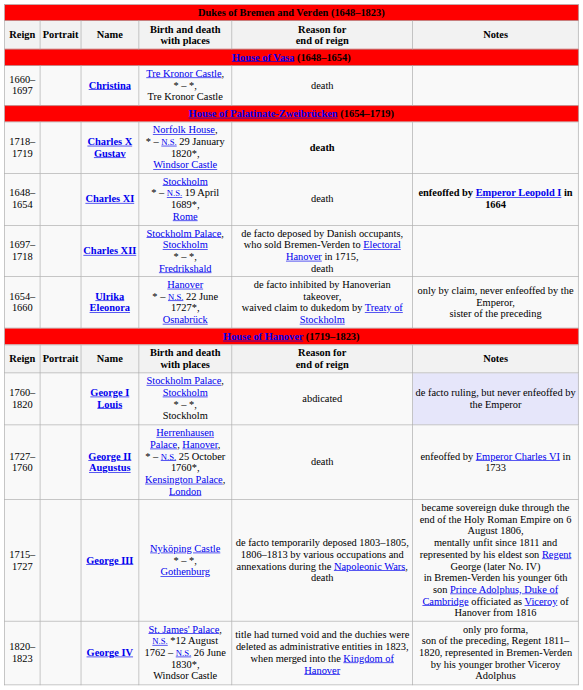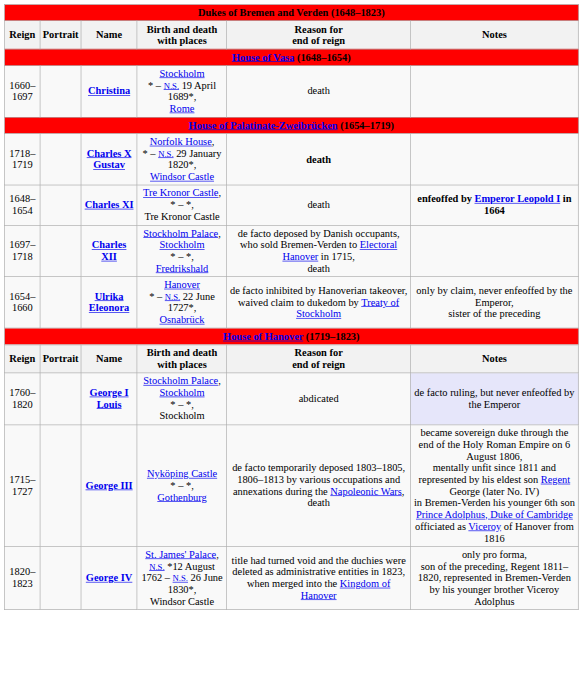(185, 85) Tre Kronor Castle, * – *, Tre Kronor Castle -> (182, 91) Stockholm * – N.S. 19 April 1689*, Rome
(185, 199) Stockholm * – N.S. 19 April 1689*, Rome -> (182, 205) Tre Kronor Castle, * – *, Tre Kronor Castle
- row: (110, 462)
